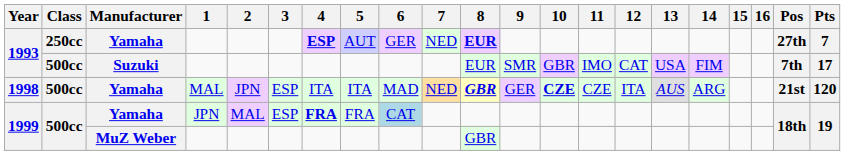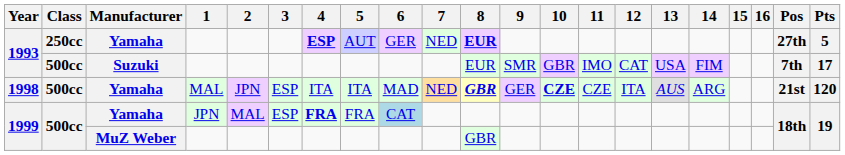(825, 41) 7 -> (825, 41) 5
